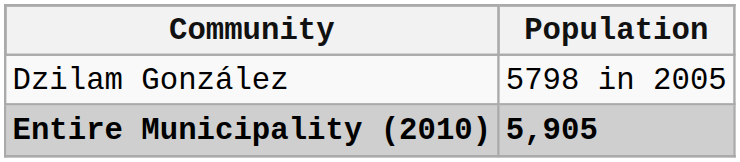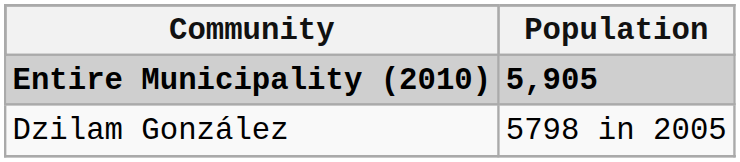rows swapped: (252, 130) <-> (151, 80)
